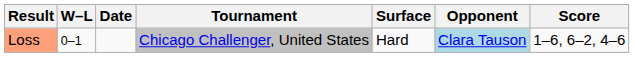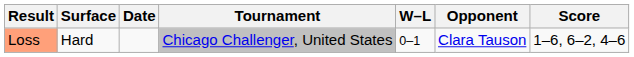columns swapped: (77, 16) <-> (404, 16)
(482, 40) lightblue background -> (482, 40) no background
